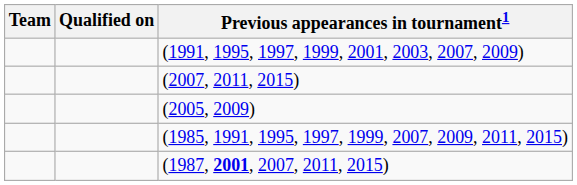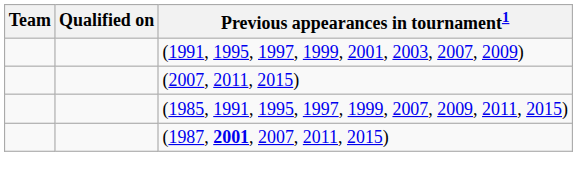- row: (209, 108)
